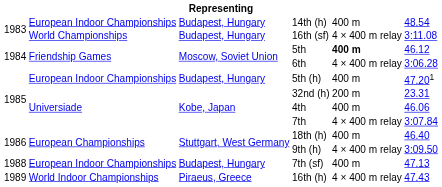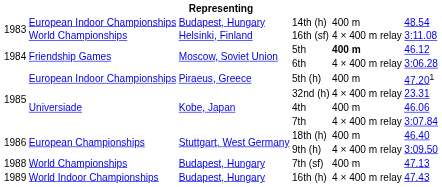(222, 36) Budapest, Hungary -> (216, 36) Helsinki, Finland
(222, 79) Budapest, Hungary -> (215, 79) Piraeus, Greece
(346, 94) 200 m -> (367, 94) 4 × 400 m relay
(103, 163) European Indoor Championships -> (78, 163) World Championships
(215, 177) Piraeus, Greece -> (222, 177) Budapest, Hungary
